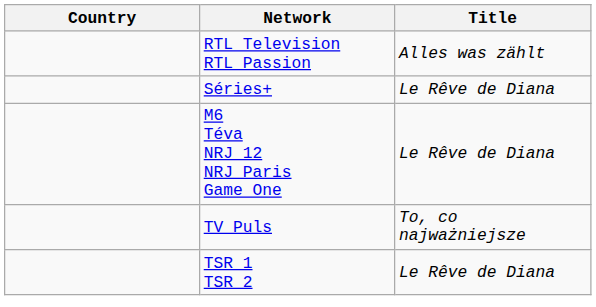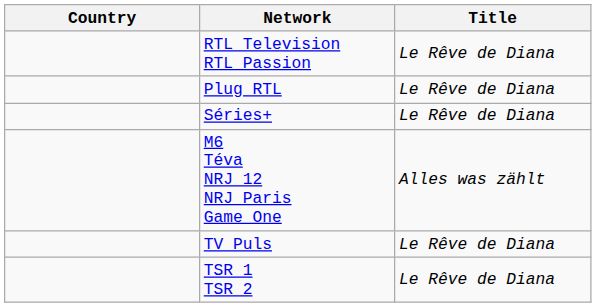(472, 54) Alles was zählt -> (477, 54) Le Rêve de Diana
+ row: (243, 90)
(477, 154) Le Rêve de Diana -> (472, 180) Alles was zählt
(462, 227) To, co najważniejsze -> (477, 244) Le Rêve de Diana
